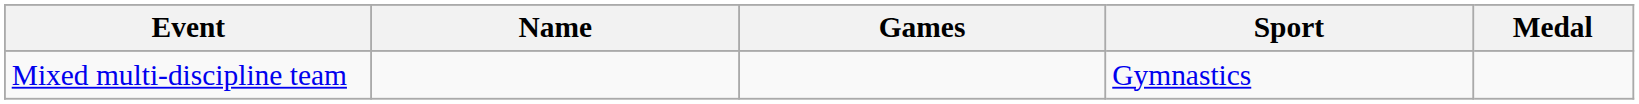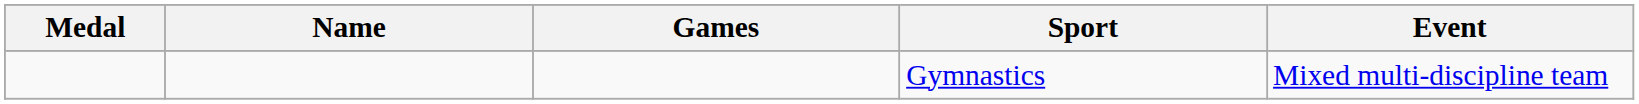columns swapped: (1553, 27) <-> (188, 27)
